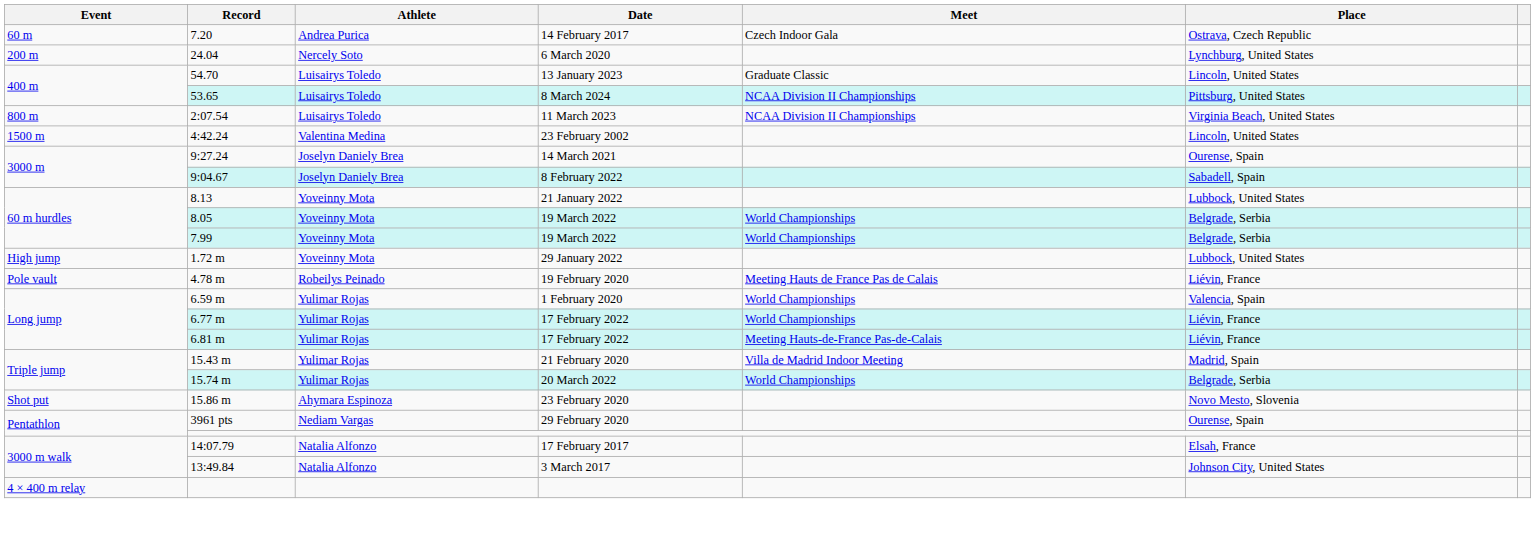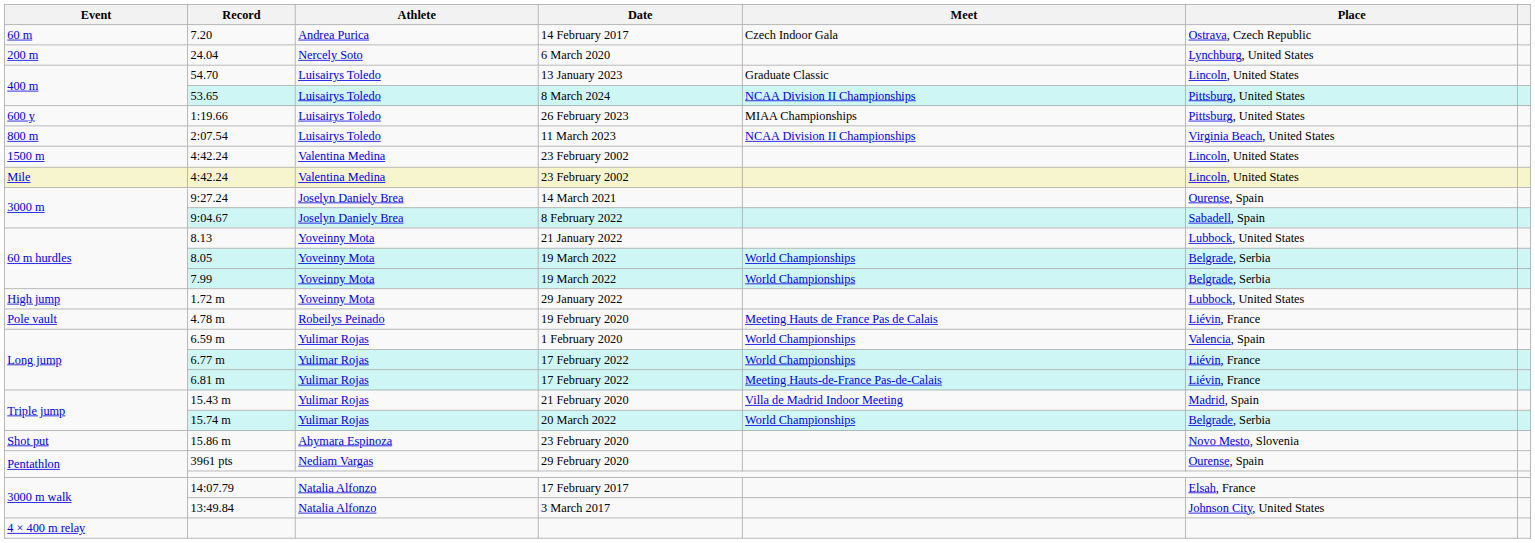+ row: (21, 116)
+ row: (19, 177)
